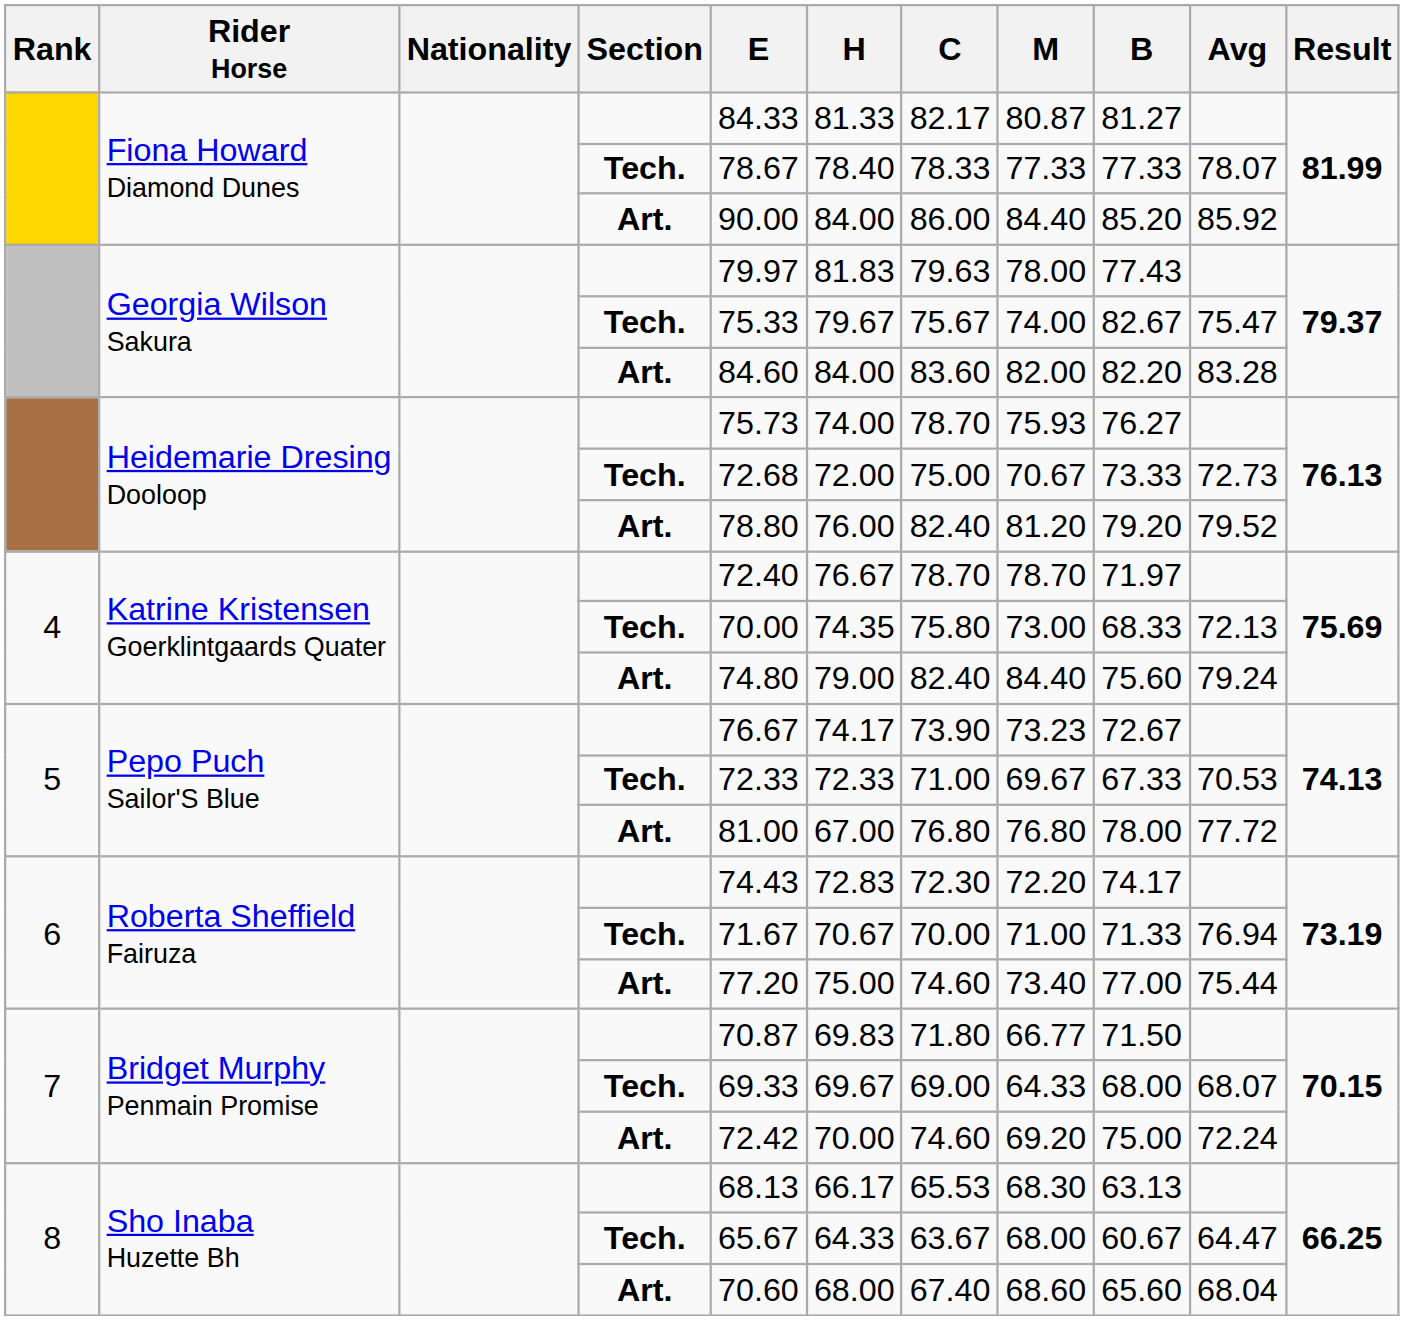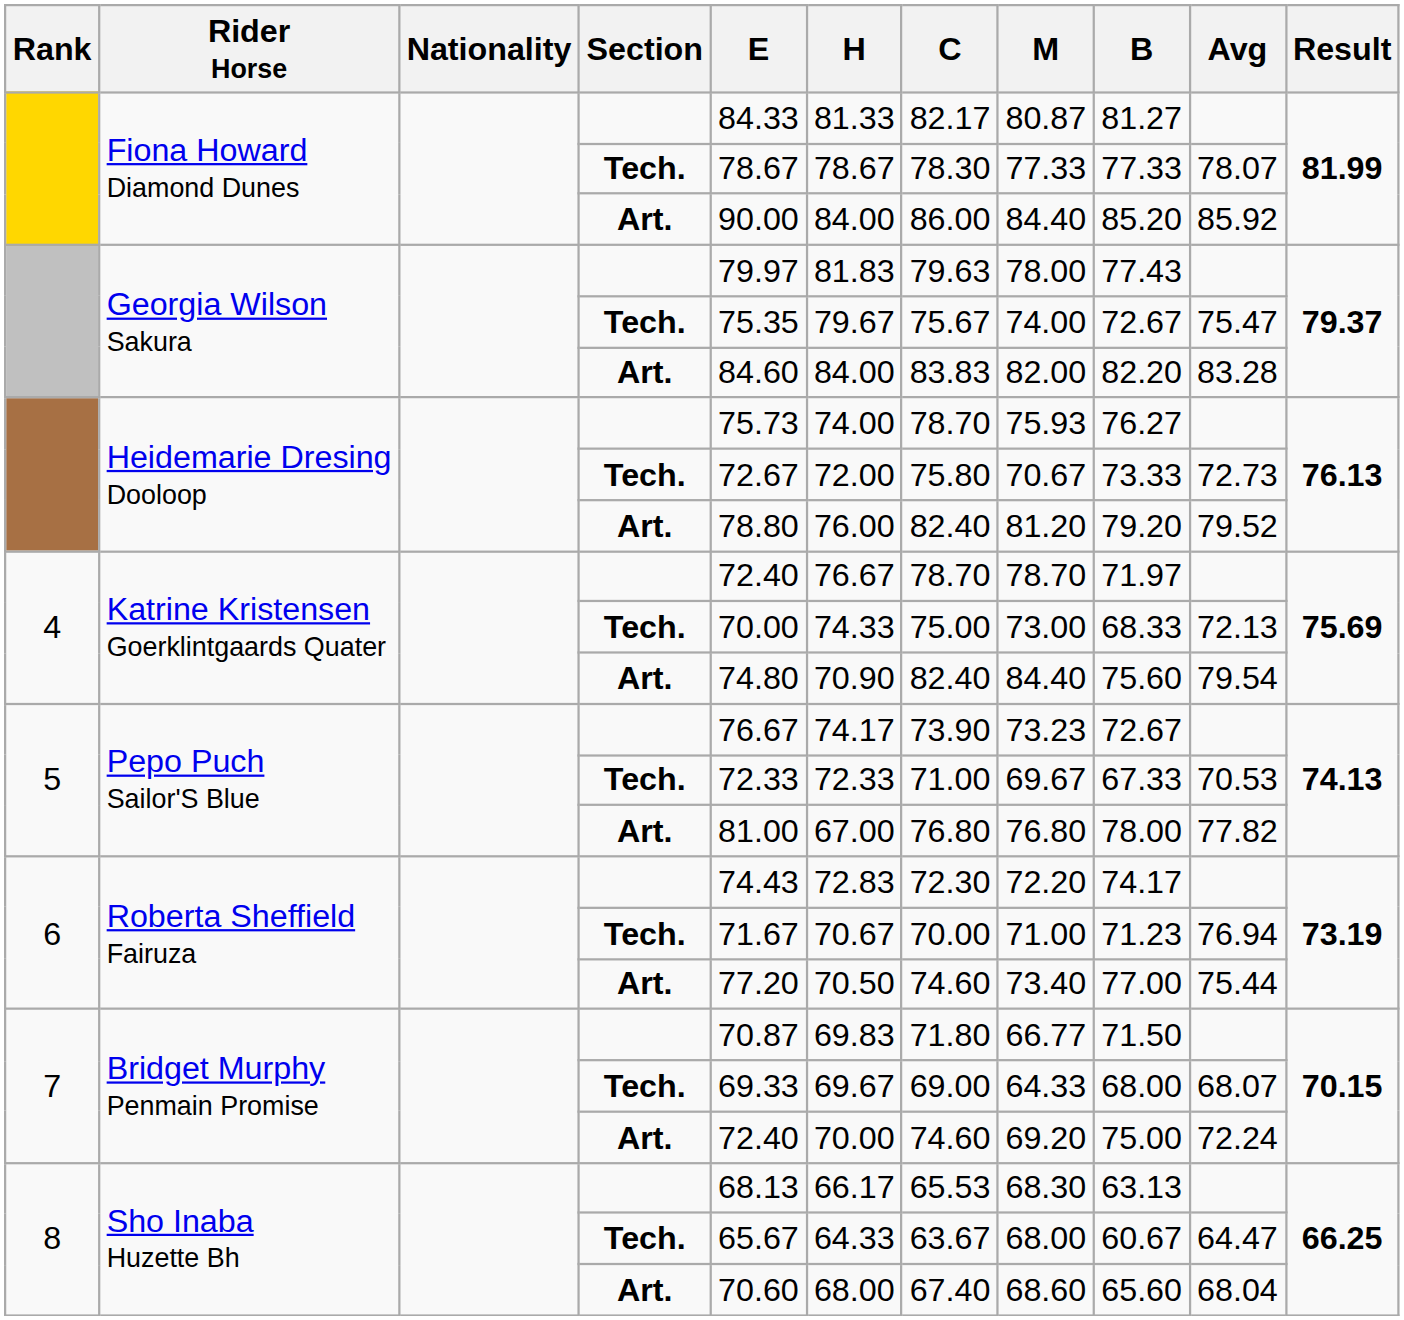(854, 169) 78.40 -> (854, 169) 78.67
(950, 169) 78.33 -> (950, 169) 78.30
(758, 322) 75.33 -> (758, 322) 75.35
(1142, 322) 82.67 -> (1142, 322) 72.67
(950, 373) 83.60 -> (950, 373) 83.83
(758, 475) 72.68 -> (758, 475) 72.67
(950, 475) 75.00 -> (950, 475) 75.80
(854, 627) 74.35 -> (854, 627) 74.33
(950, 627) 75.80 -> (950, 627) 75.00
(854, 678) 79.00 -> (854, 678) 70.90
(1237, 678) 79.24 -> (1237, 678) 79.54
(1237, 831) 77.72 -> (1237, 831) 77.82
(1142, 933) 71.33 -> (1142, 933) 71.23
(854, 984) 75.00 -> (854, 984) 70.50
(758, 1137) 72.42 -> (758, 1137) 72.40
